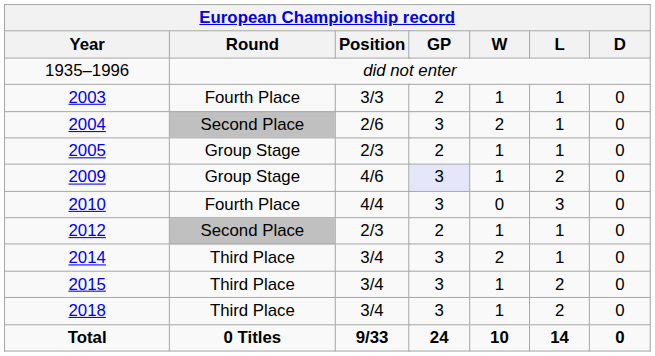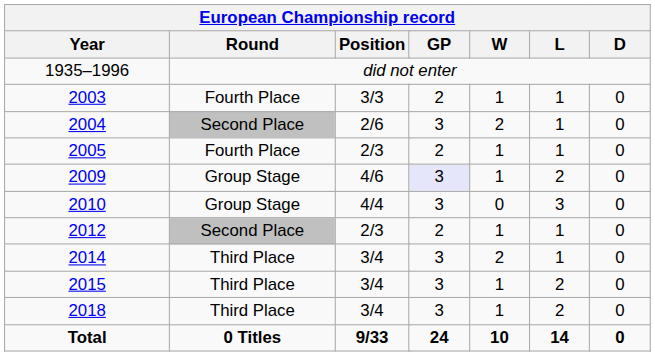(252, 151) Group Stage -> (252, 151) Fourth Place
(252, 204) Fourth Place -> (252, 204) Group Stage
